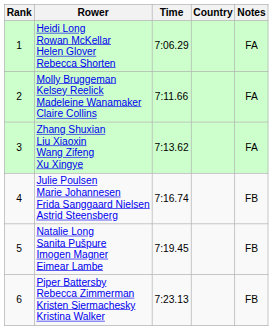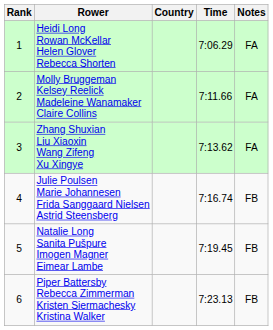columns swapped: (213, 12) <-> (172, 12)
